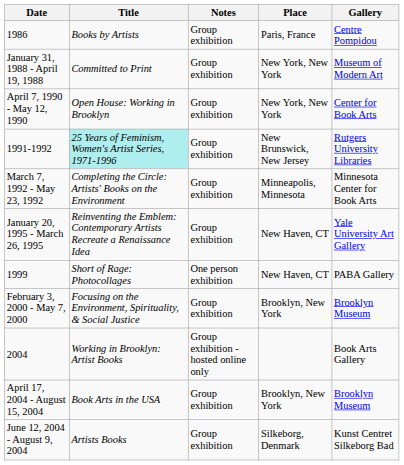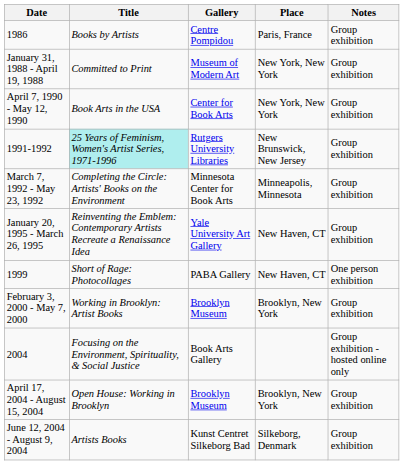columns swapped: (365, 12) <-> (223, 12)
(123, 109) Open House: Working in Brooklyn -> (116, 109) Book Arts in the USA
(125, 308) Focusing on the Environment, Spirituality, & Social Justice -> (116, 308) Working in Brooklyn: Artist Books
(116, 354) Working in Brooklyn: Artist Books -> (125, 354) Focusing on the Environment, Spirituality, & Social Justice
(116, 399) Book Arts in the USA -> (123, 399) Open House: Working in Brooklyn
